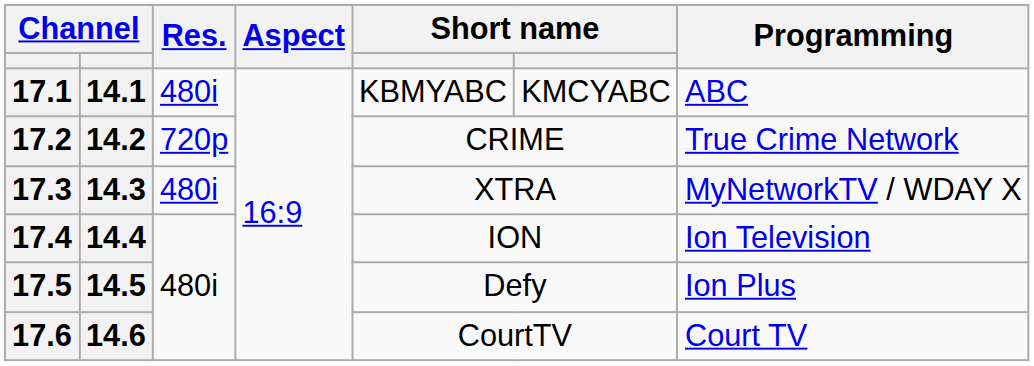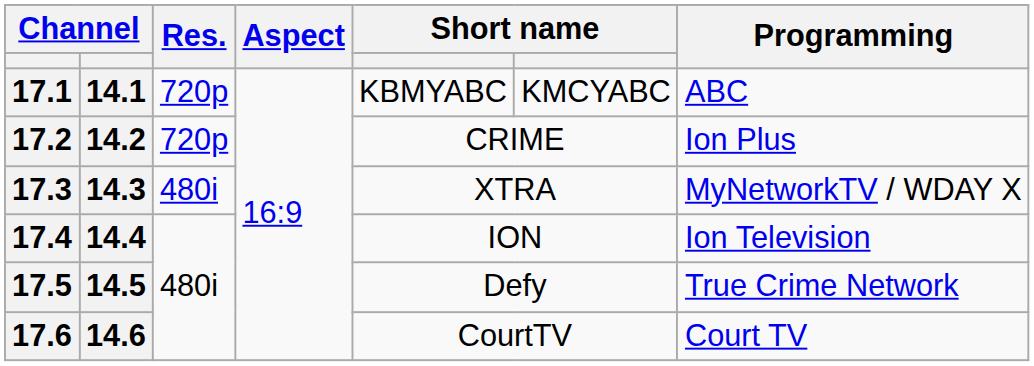(189, 91) 480i -> (194, 91) 720p
(822, 140) True Crime Network -> (740, 140) Ion Plus
(740, 286) Ion Plus -> (822, 286) True Crime Network
